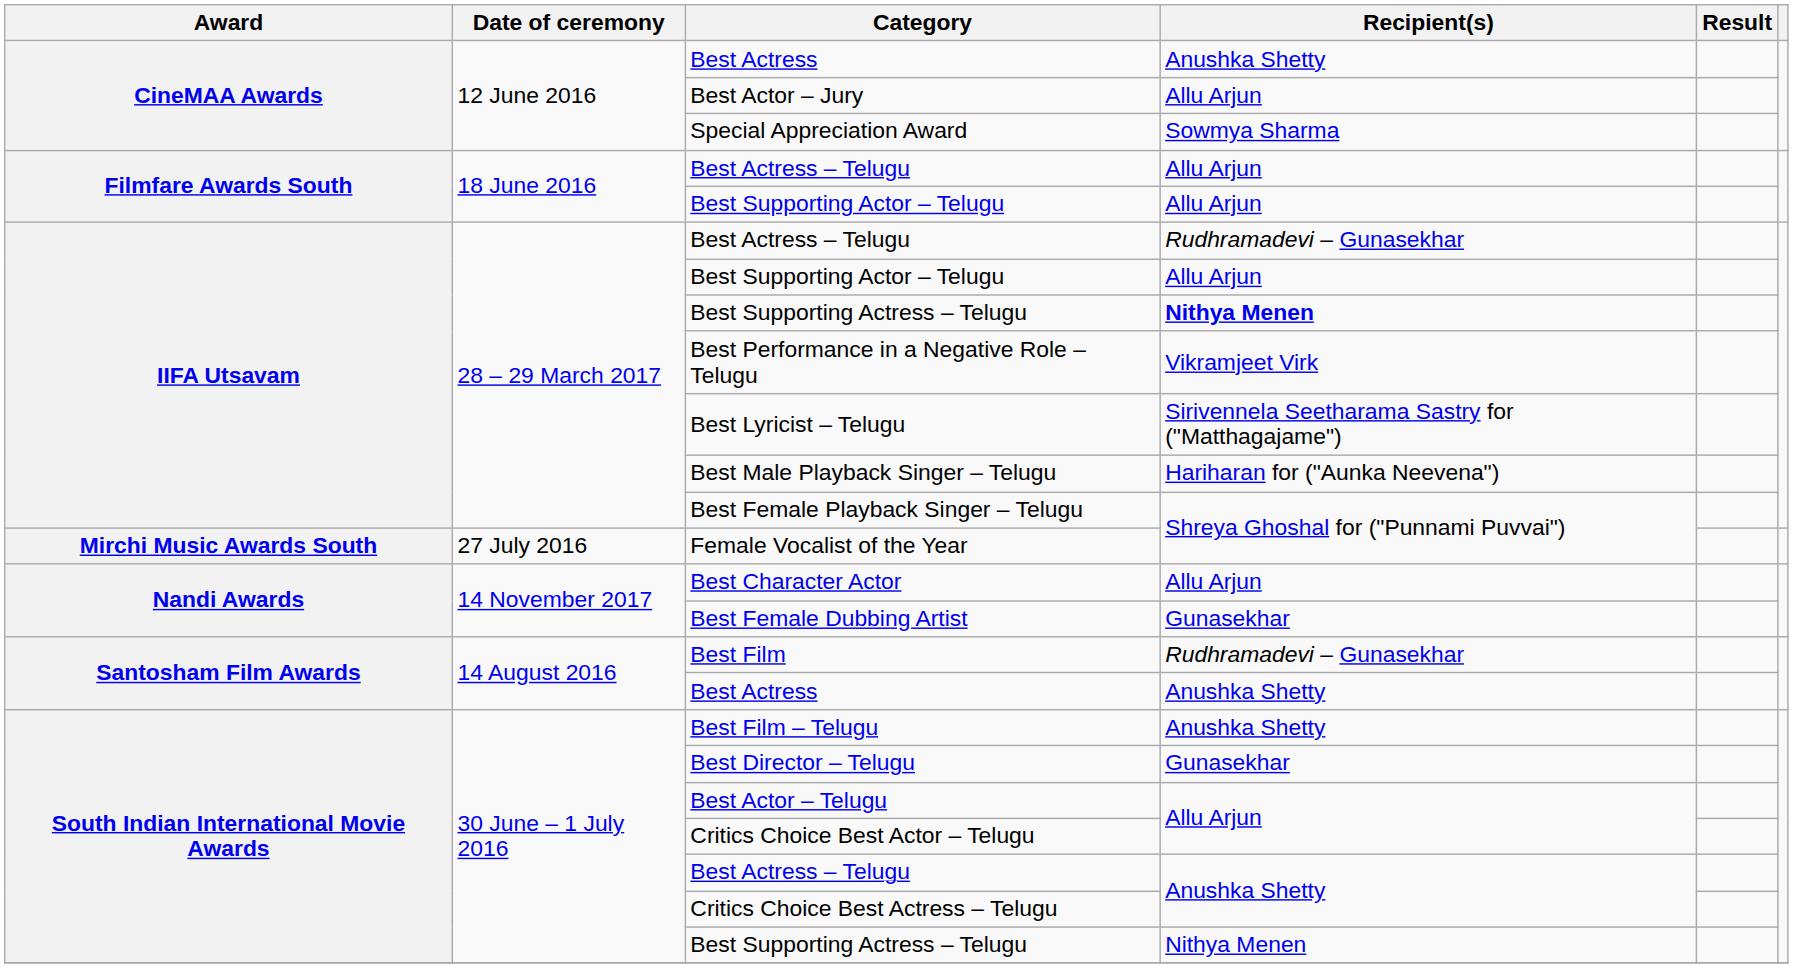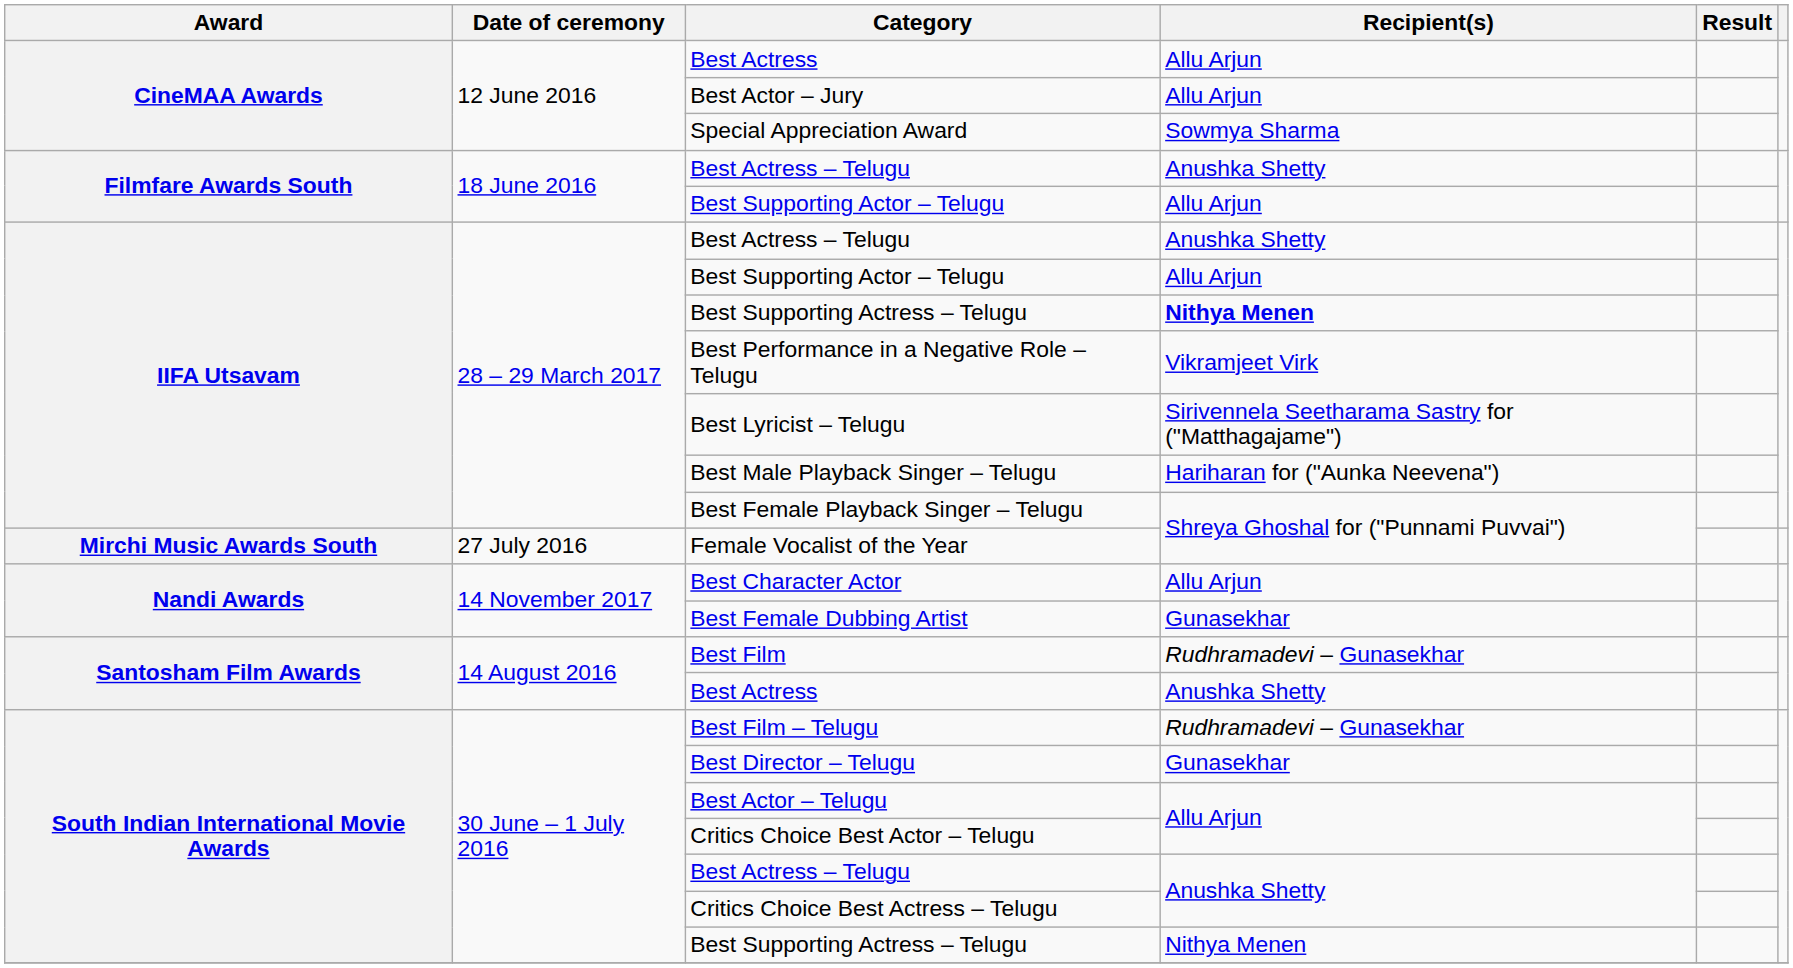(1245, 58) Anushka Shetty -> (1213, 58) Allu Arjun
(1213, 167) Allu Arjun -> (1245, 167) Anushka Shetty
(1315, 240) Rudhramadevi – Gunasekhar -> (1245, 240) Anushka Shetty
(1245, 727) Anushka Shetty -> (1315, 727) Rudhramadevi – Gunasekhar
